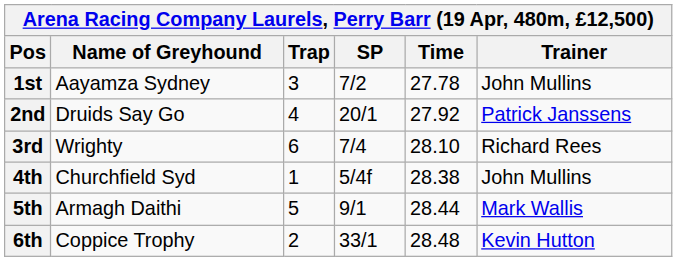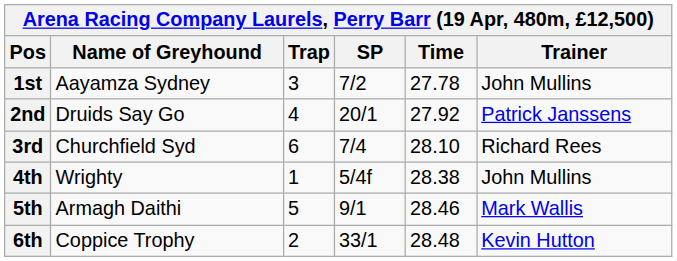(89, 146) Wrighty -> (126, 146) Churchfield Syd
(126, 177) Churchfield Syd -> (89, 177) Wrighty
(435, 209) 28.44 -> (435, 209) 28.46
